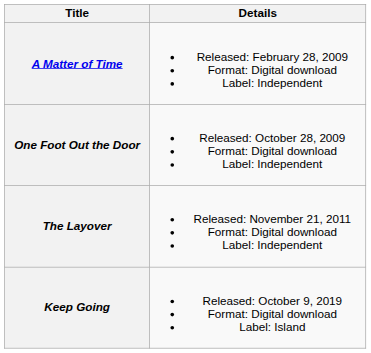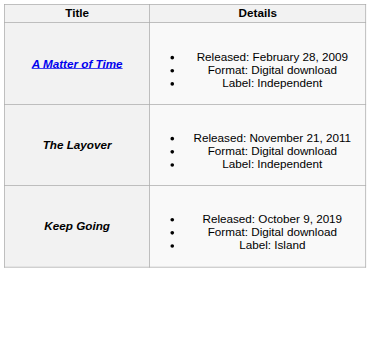- row: (77, 144)
